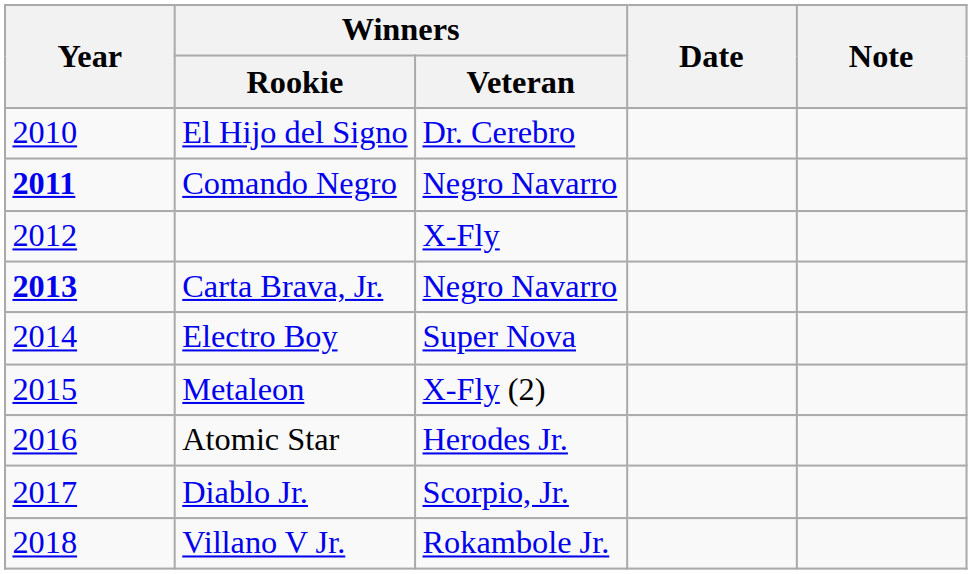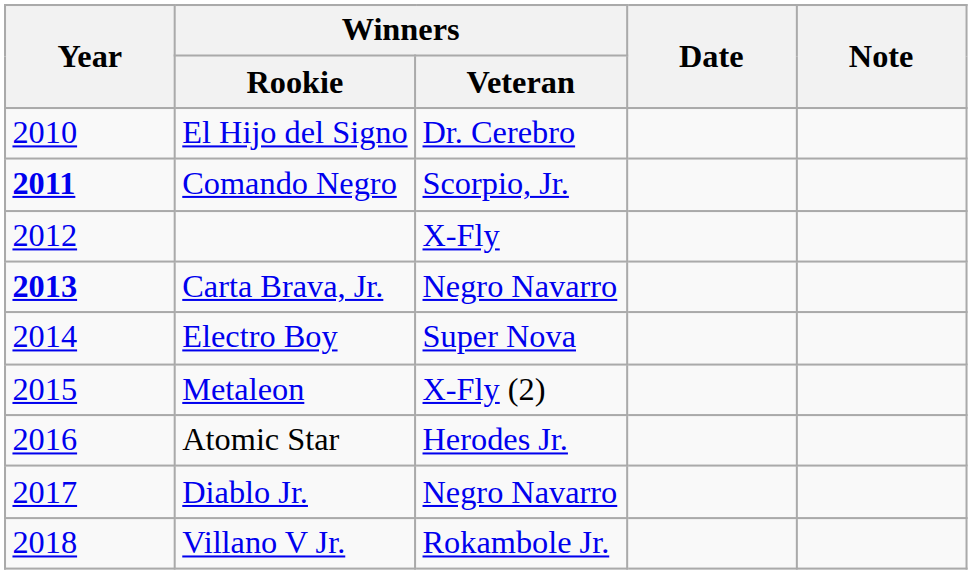(520, 183) Negro Navarro -> (496, 183) Scorpio, Jr.
(496, 491) Scorpio, Jr. -> (520, 491) Negro Navarro
